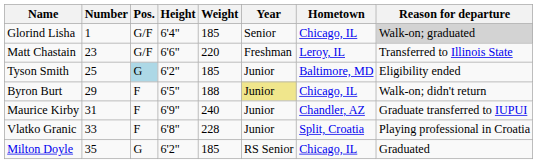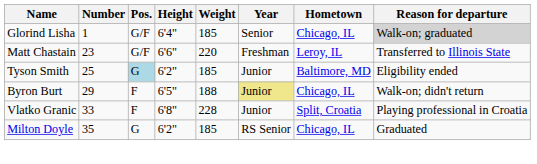- row: (43, 110)
